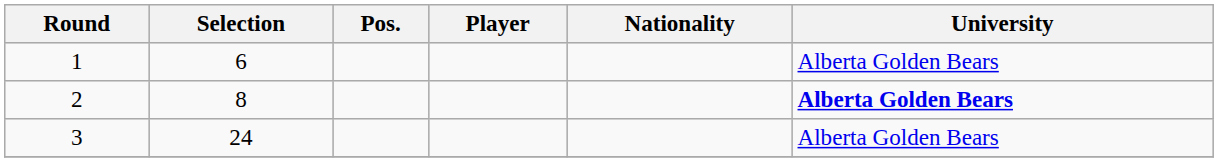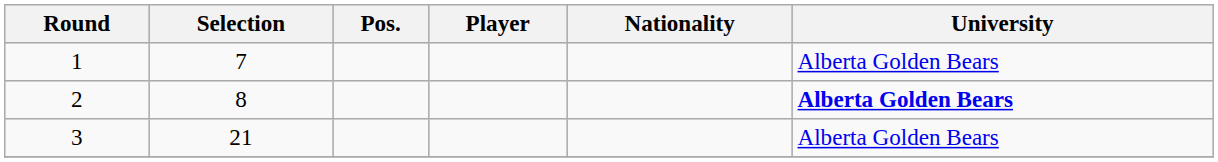(241, 61) 6 -> (241, 61) 7
(241, 138) 24 -> (241, 138) 21
